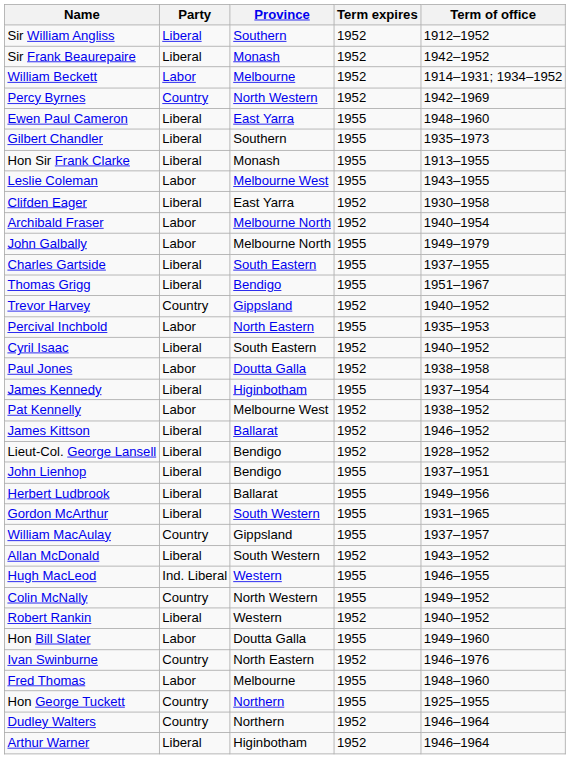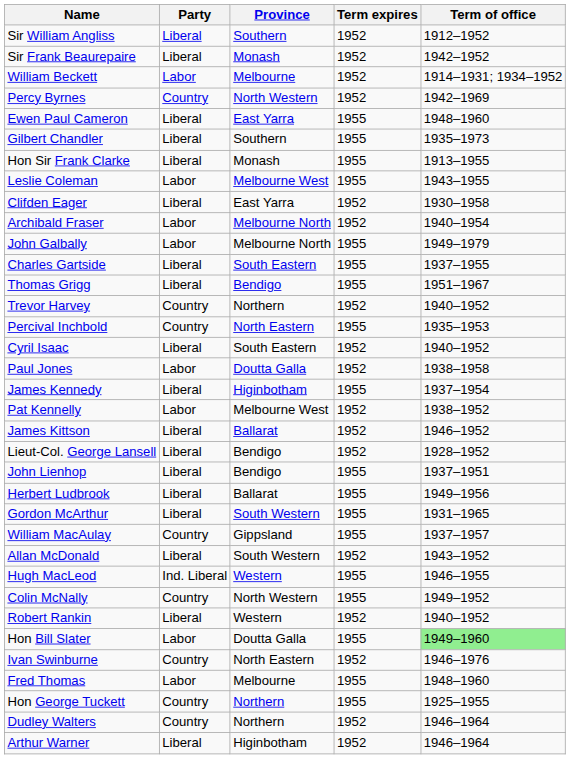(263, 306) Gippsland -> (259, 306) Northern
(179, 327) Labor -> (185, 327) Country
(457, 639) no background -> (457, 639) lightgreen background
